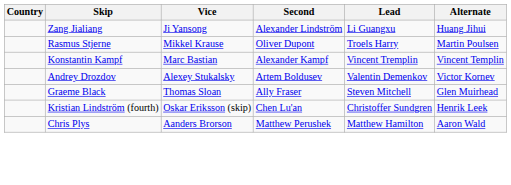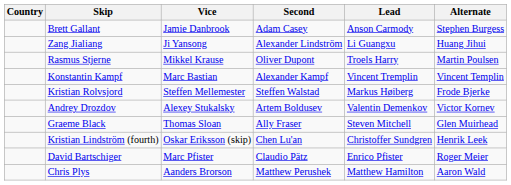+ row: (74, 28)
+ row: (85, 92)
+ row: (84, 156)
